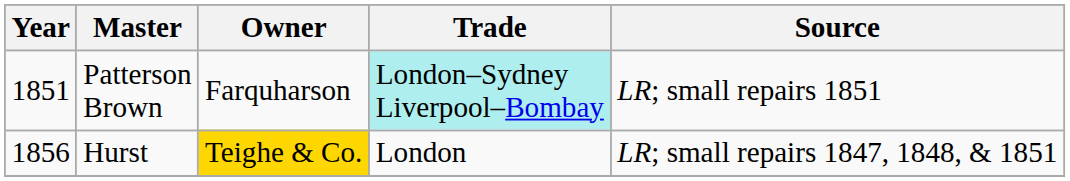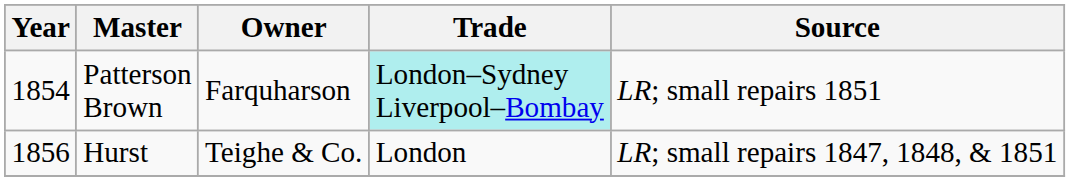(41, 90) 1851 -> (41, 90) 1854
(284, 152) gold background -> (284, 152) no background
